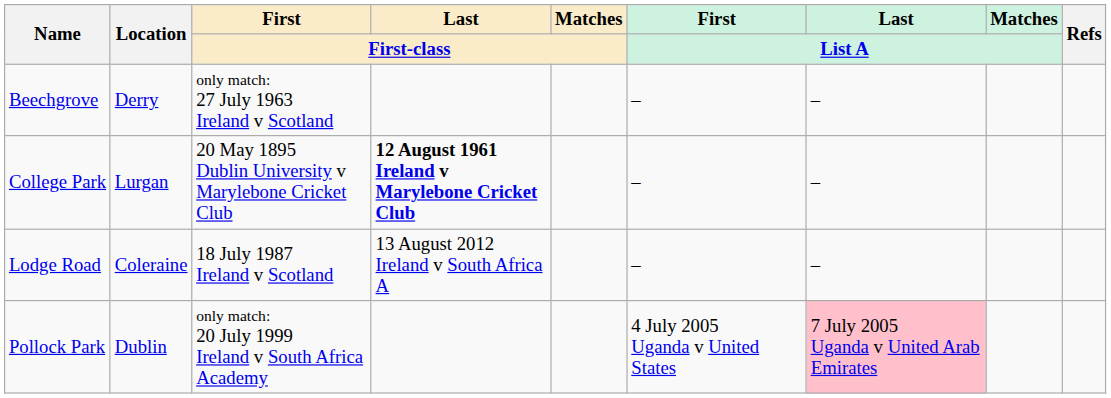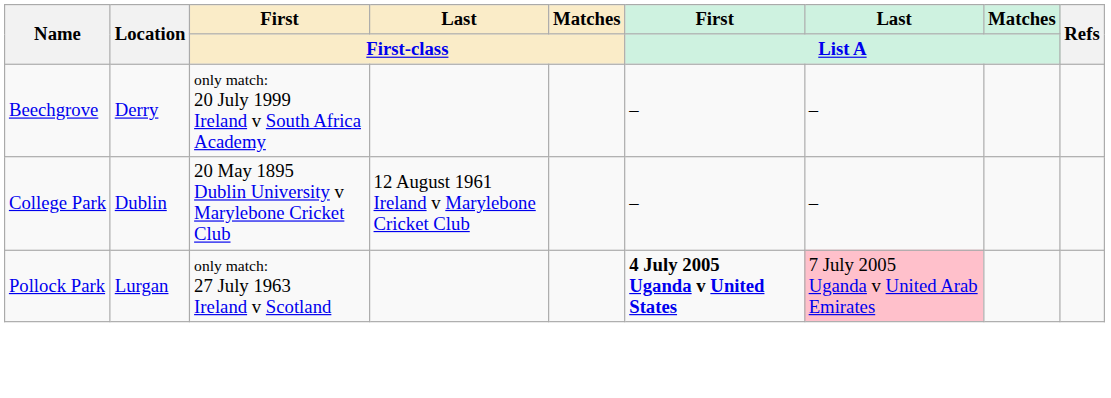(265, 100) only match: 27 July 1963 Ireland v Scotland -> (278, 111) only match: 20 July 1999 Ireland v South Africa Academy
(142, 182) Lurgan -> (141, 203) Dublin
(456, 182) bold -> (455, 203) normal
- row: (55, 264)
(141, 346) Dublin -> (142, 285) Lurgan
(280, 347) only match: 20 July 1999 Ireland v South Africa Academy -> (263, 286) only match: 27 July 1963 Ireland v Scotland
(695, 346) normal -> (697, 285) bold
